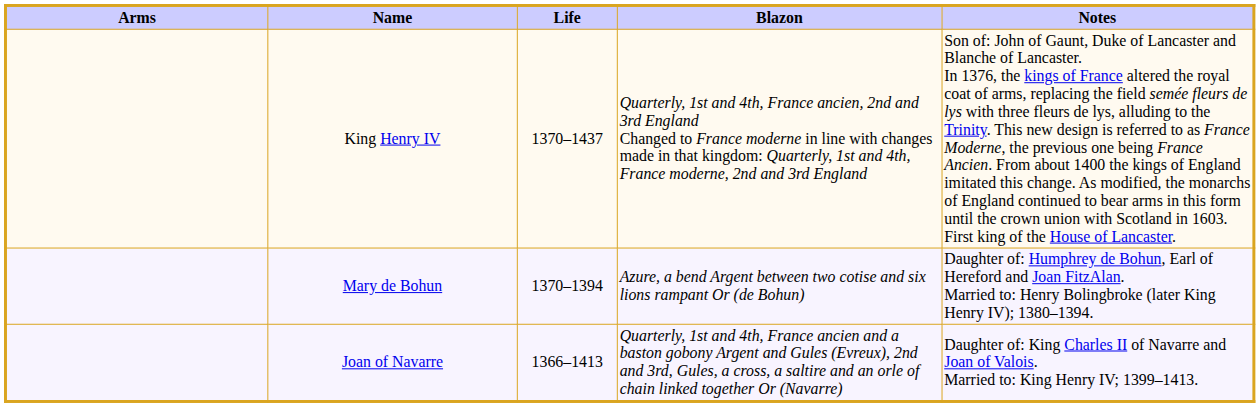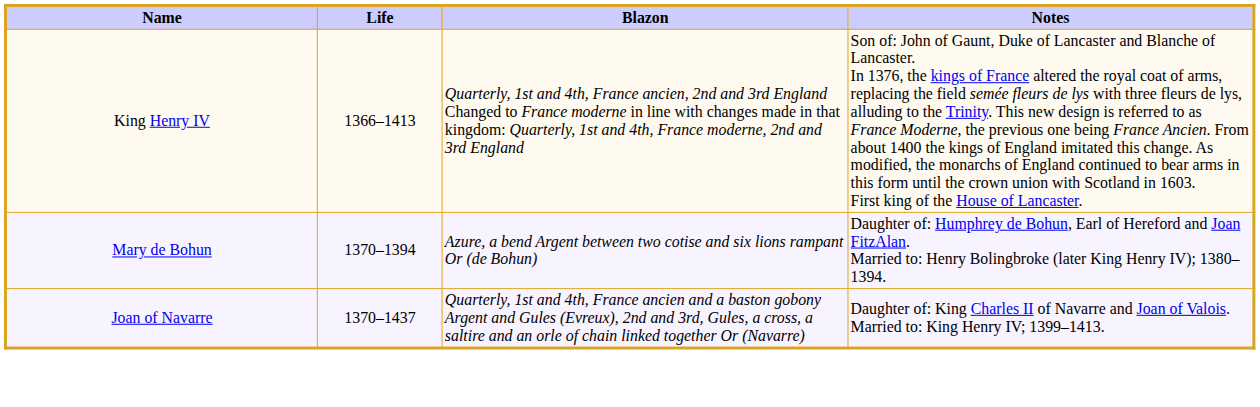- column: (137, 17)
(567, 138) 1370–1437 -> (380, 120) 1366–1413
(567, 362) 1366–1413 -> (380, 317) 1370–1437
